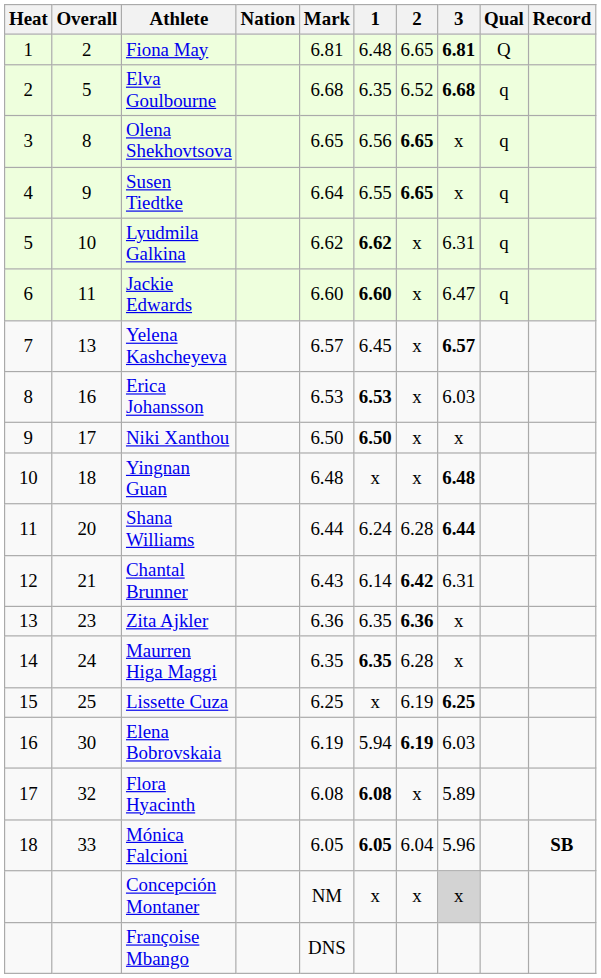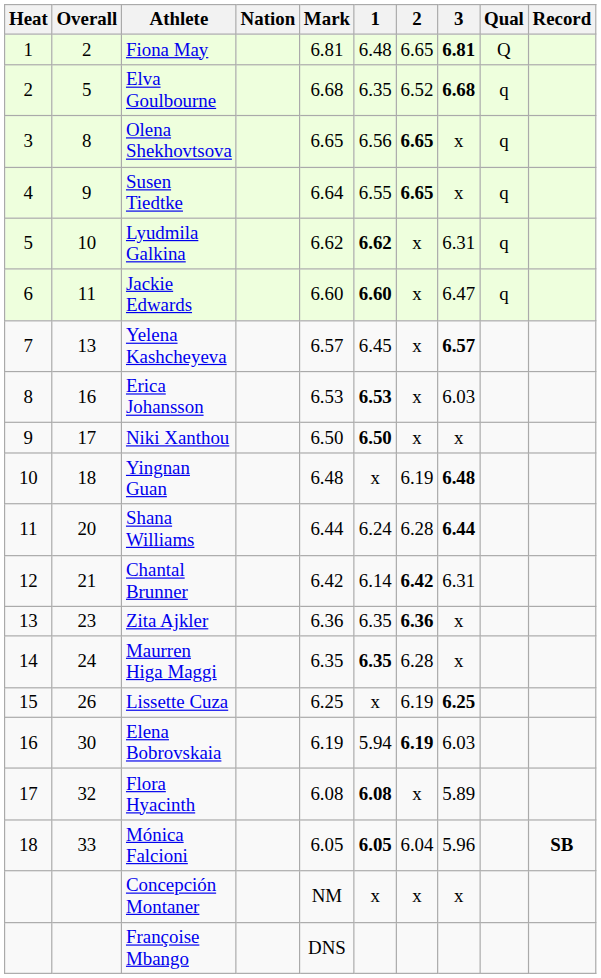(417, 478) x -> (417, 478) 6.19
(327, 580) 6.43 -> (327, 580) 6.42
(87, 702) 25 -> (87, 702) 26
(459, 896) lightgrey background -> (459, 896) no background
